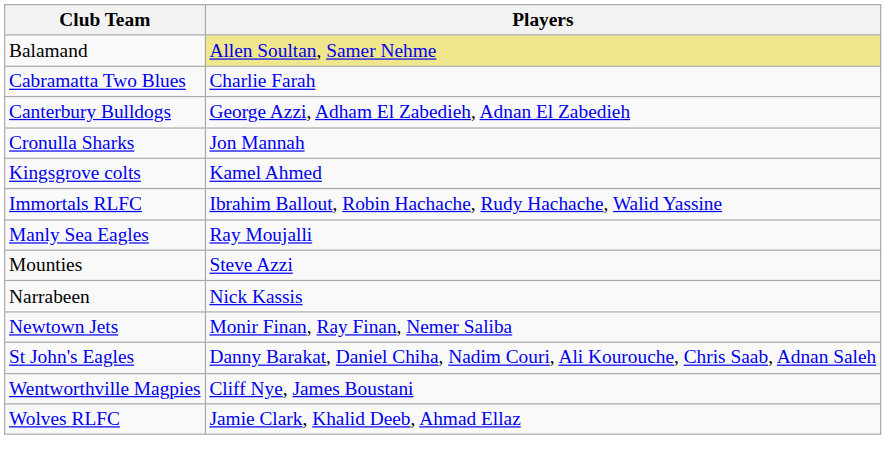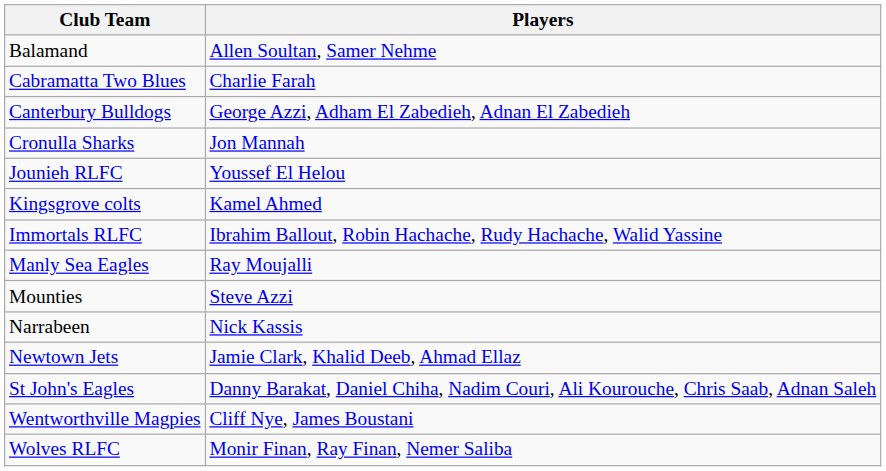(323, 50) khaki background -> (323, 50) no background
+ row: (66, 173)
(361, 326) Monir Finan, Ray Finan, Nemer Saliba -> (365, 357) Jamie Clark, Khalid Deeb, Ahmad Ellaz
(365, 419) Jamie Clark, Khalid Deeb, Ahmad Ellaz -> (361, 449) Monir Finan, Ray Finan, Nemer Saliba
